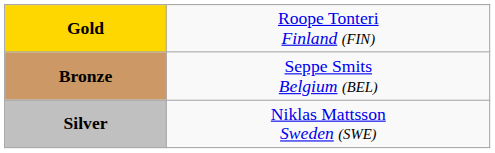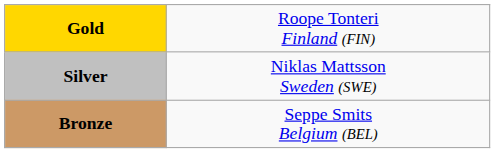rows swapped: (86, 123) <-> (86, 76)
